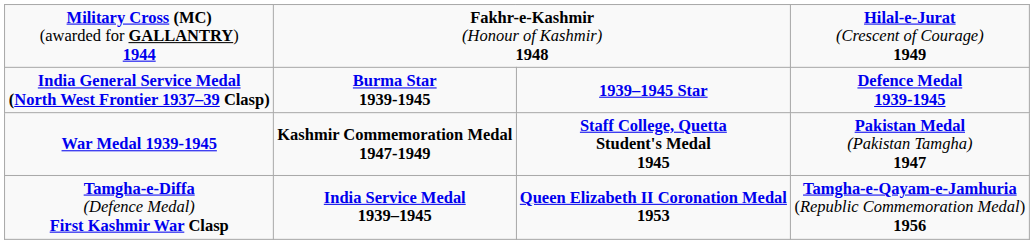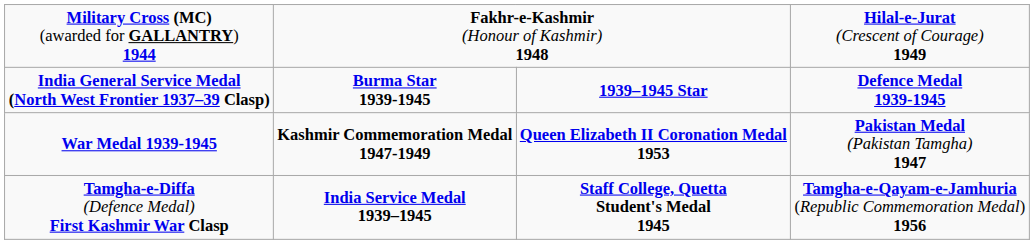(653, 144) Staff College, Quetta Student's Medal 1945 -> (653, 144) Queen Elizabeth II Coronation Medal 1953
(653, 207) Queen Elizabeth II Coronation Medal 1953 -> (653, 207) Staff College, Quetta Student's Medal 1945
